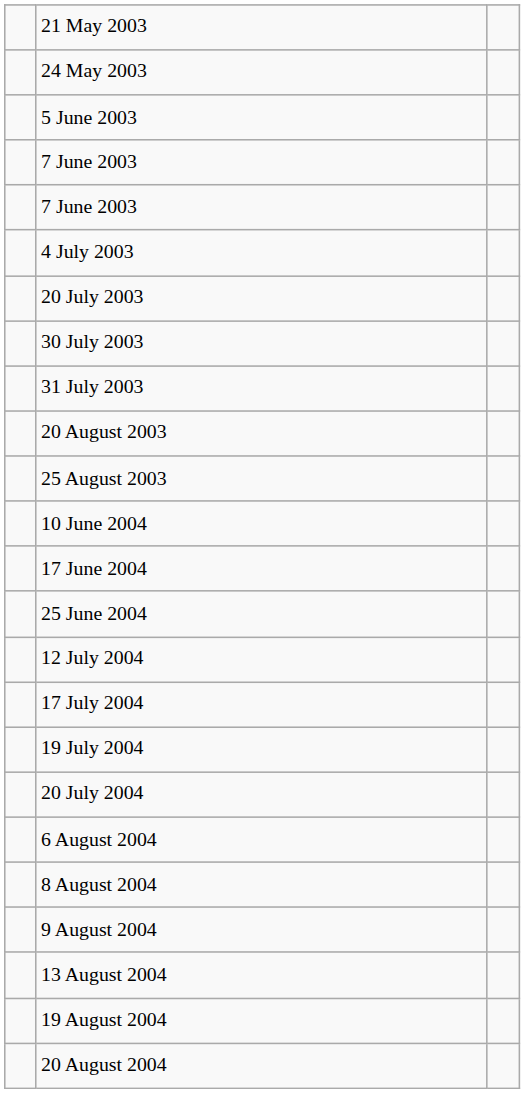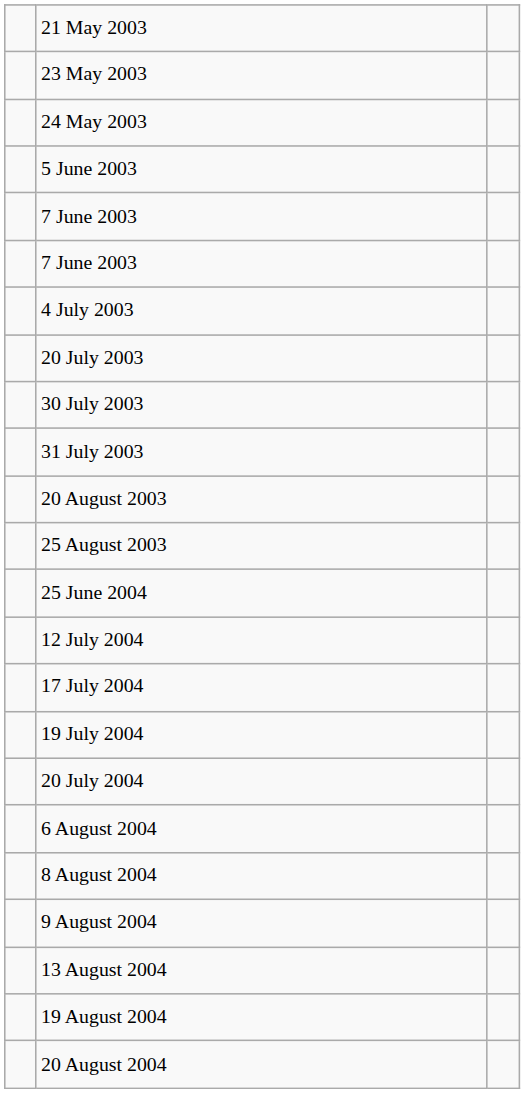+ row: (21, 75)
- row: (21, 524)
- row: (21, 569)
